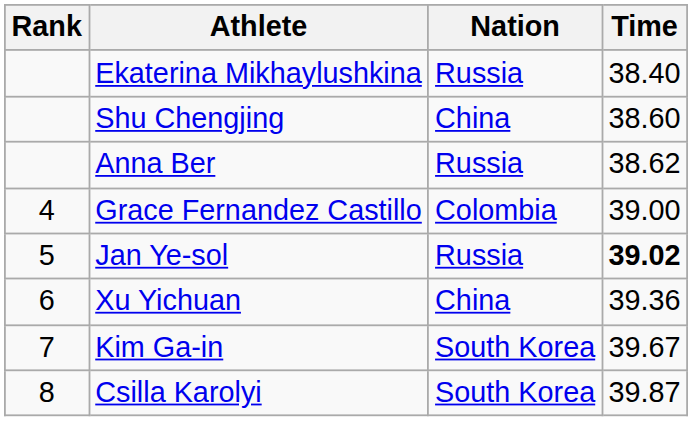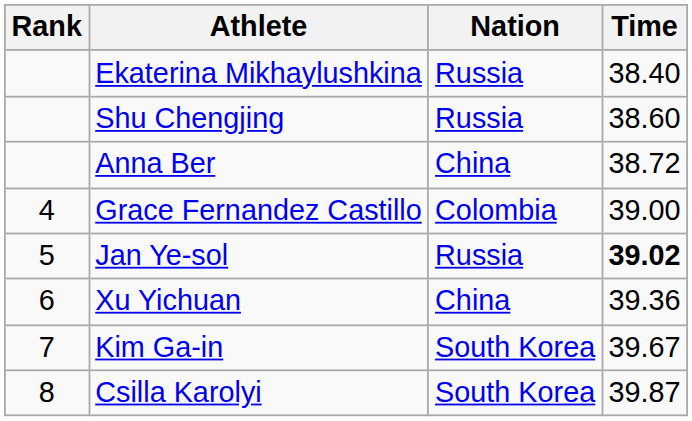(473, 118) China -> (479, 118) Russia
(479, 164) Russia -> (473, 164) China
(645, 164) 38.62 -> (645, 164) 38.72
